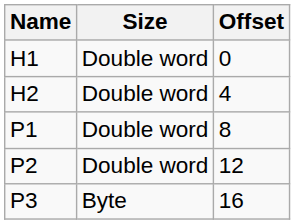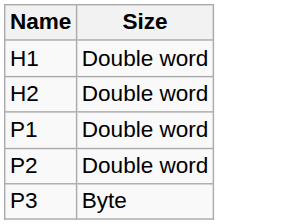- column: (251, 22)
